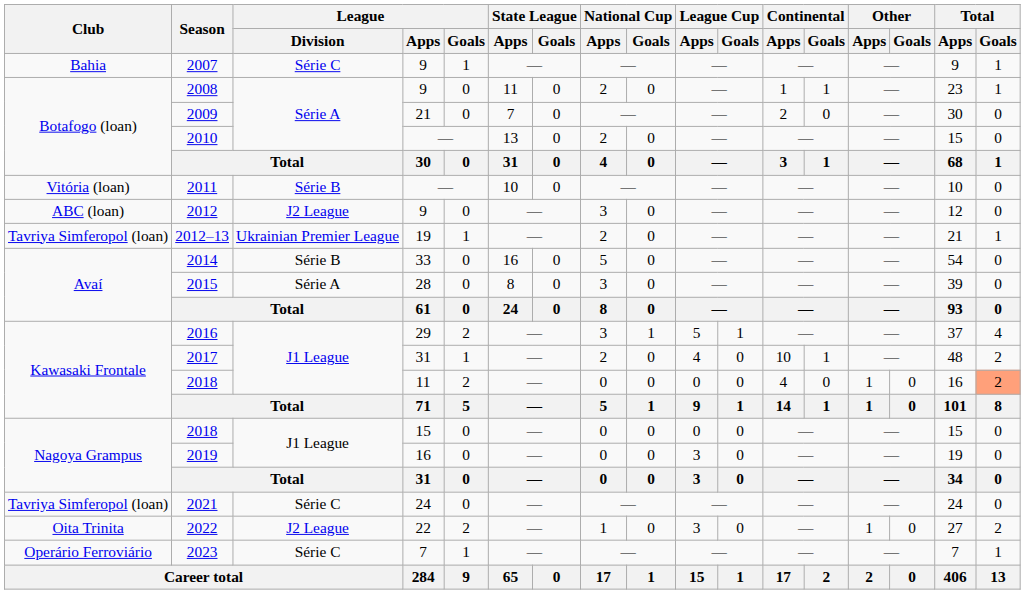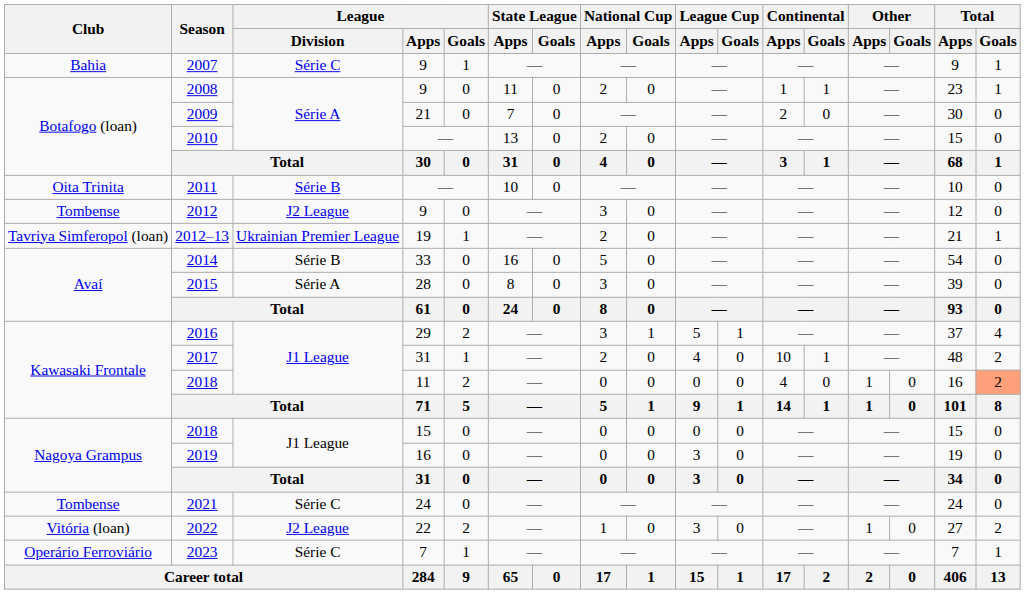(88, 187) Vitória (loan) -> (88, 187) Oita Trinita
(88, 211) ABC (loan) -> (88, 211) Tombense
(88, 503) Tavriya Simferopol (loan) -> (88, 503) Tombense
(88, 528) Oita Trinita -> (88, 528) Vitória (loan)
